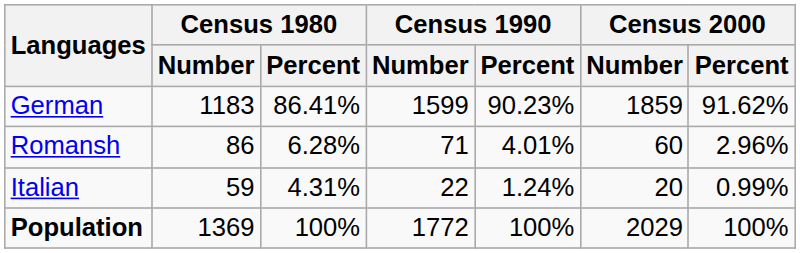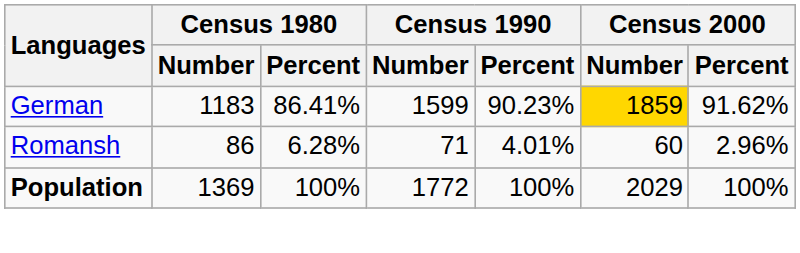(654, 106) no background -> (654, 106) gold background
- row: (45, 187)
